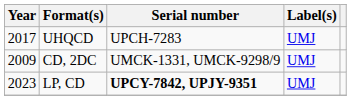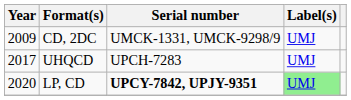rows swapped: (70, 60) <-> (68, 38)
(22, 83) 2023 -> (22, 83) 2020
(301, 83) no background -> (301, 83) lightgreen background
